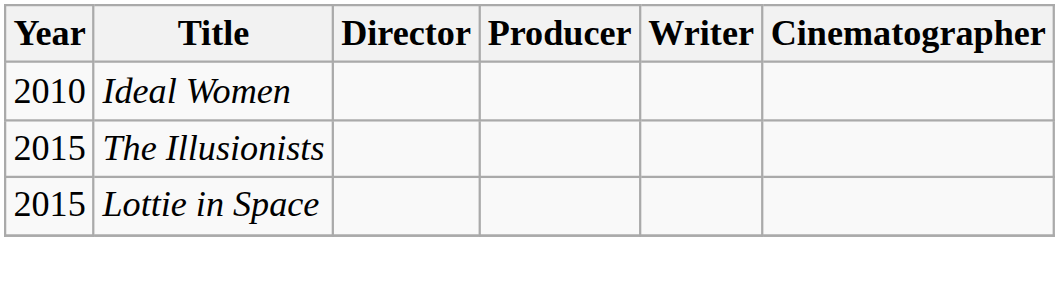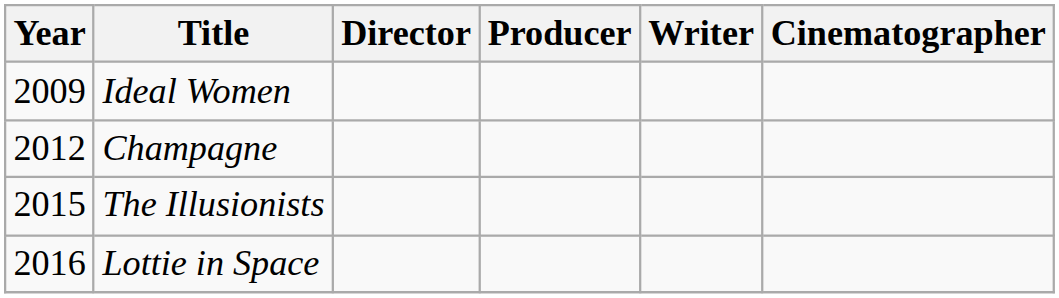(50, 90) 2010 -> (50, 90) 2009
+ row: (190, 147)
(50, 205) 2015 -> (50, 262) 2016
